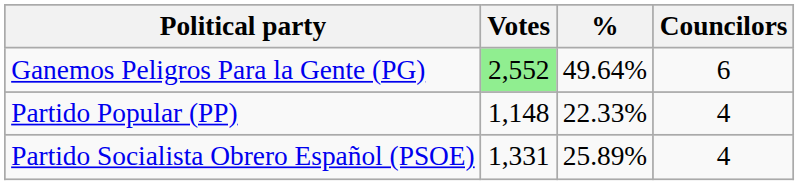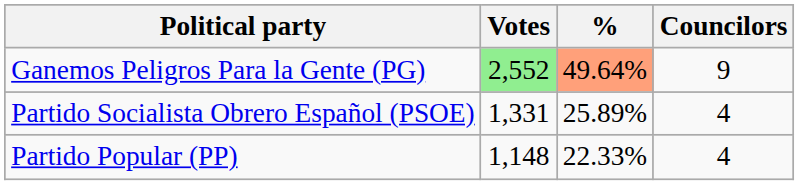(605, 69) no background -> (605, 69) lightsalmon background
(724, 69) 6 -> (724, 69) 9
rows swapped: (243, 156) <-> (124, 112)
